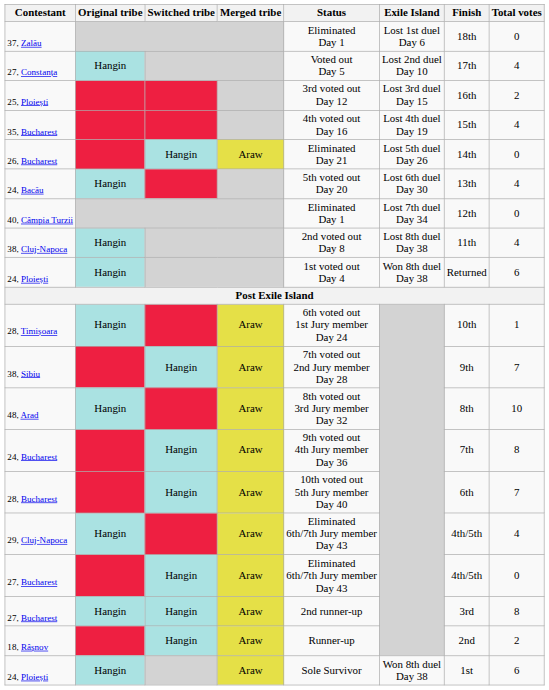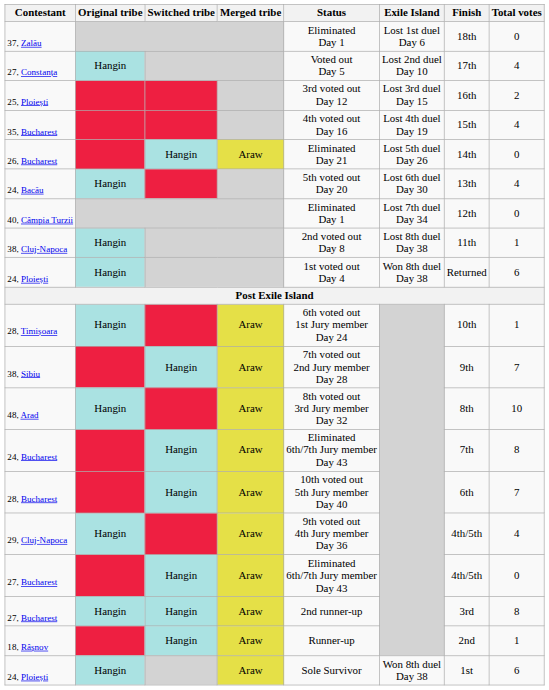(517, 242) 4 -> (517, 242) 1
(332, 450) 9th voted out 4th Jury member Day 36 -> (332, 450) Eliminated 6th/7th Jury member Day 43
(332, 534) Eliminated 6th/7th Jury member Day 43 -> (332, 534) 9th voted out 4th Jury member Day 36
(517, 640) 2 -> (517, 640) 1
